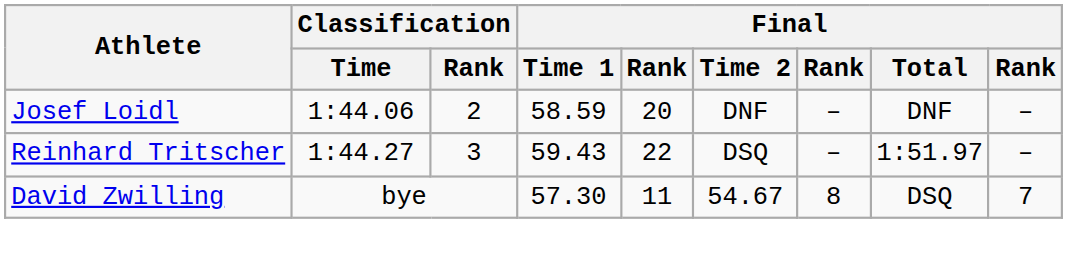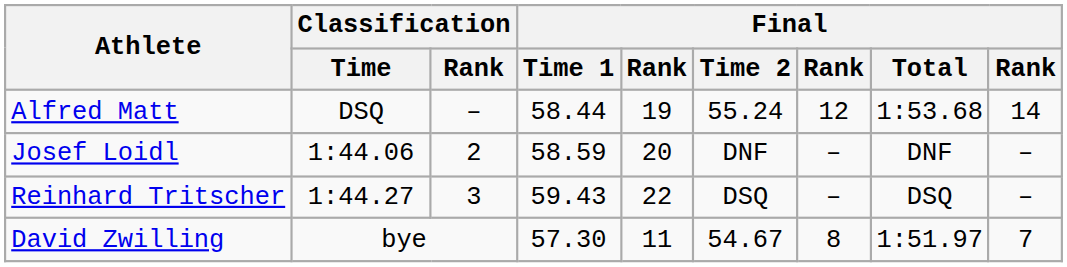+ row: (95, 111)
(930, 154) 1:51.97 -> (930, 197) DSQ
(930, 197) DSQ -> (930, 239) 1:51.97
